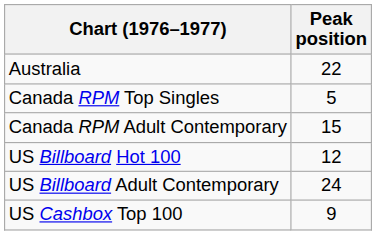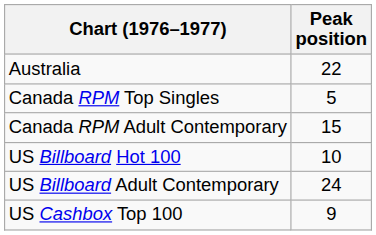(331, 156) 12 -> (331, 156) 10
